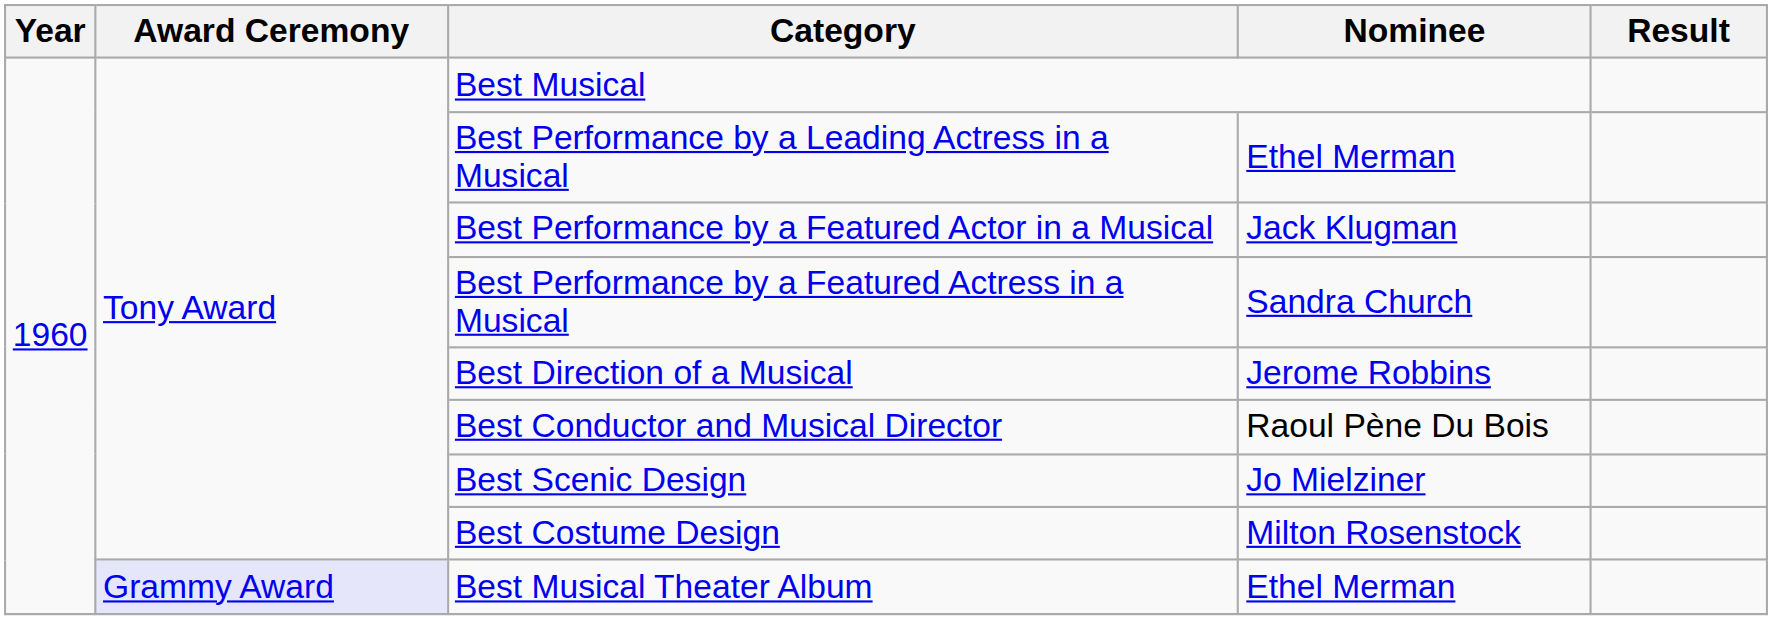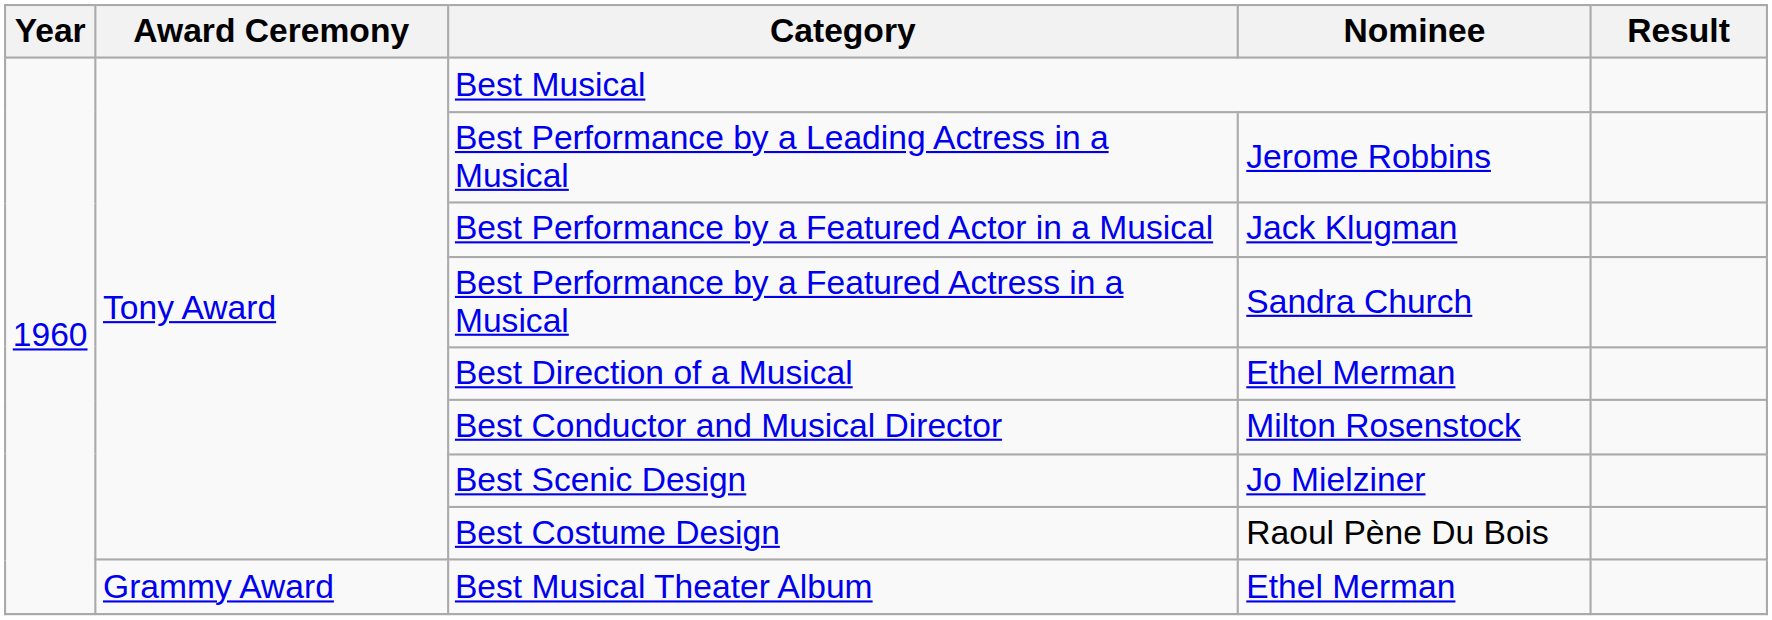(1351, 156) Ethel Merman -> (1369, 156) Jerome Robbins
(1369, 373) Jerome Robbins -> (1351, 373) Ethel Merman
(1398, 426) Raoul Pène Du Bois -> (1384, 426) Milton Rosenstock
(1384, 533) Milton Rosenstock -> (1398, 533) Raoul Pène Du Bois
(218, 586) lavender background -> (218, 586) no background
